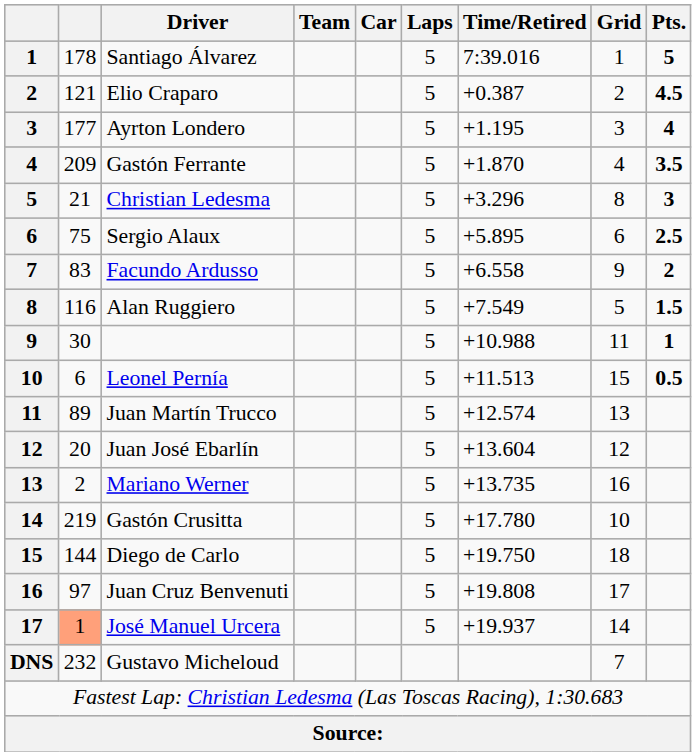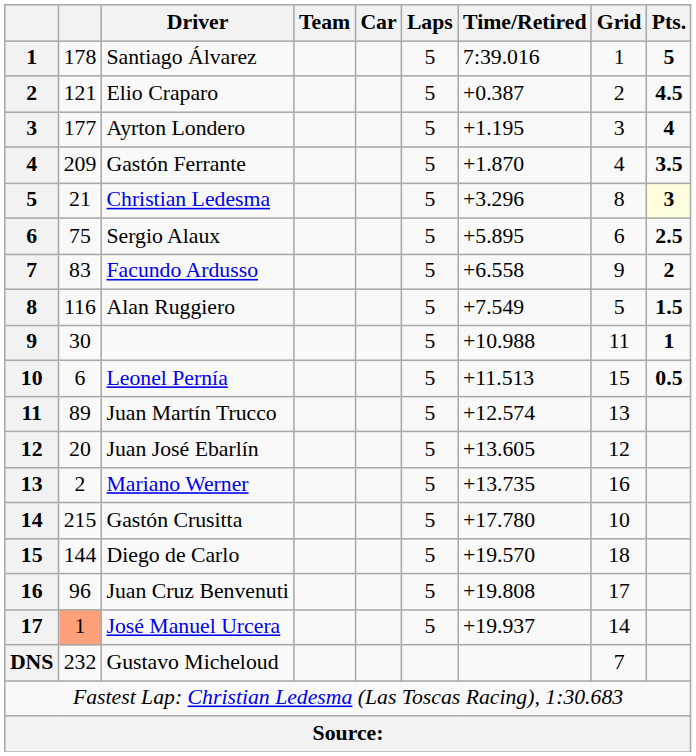(669, 199) no background -> (669, 199) lightyellow background
(499, 448) +13.604 -> (499, 448) +13.605
(80, 519) 219 -> (80, 519) 215
(499, 555) +19.750 -> (499, 555) +19.570
(80, 590) 97 -> (80, 590) 96
